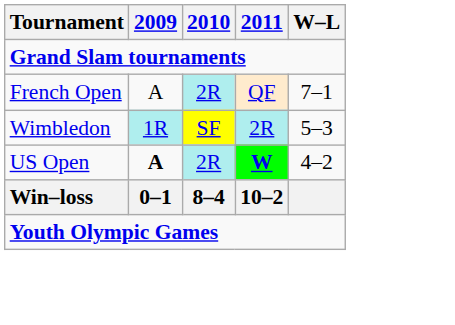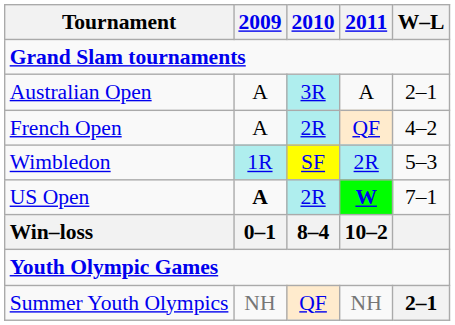+ row: (81, 91)
(317, 91) 7–1 -> (421, 126) 4–2
(317, 161) 4–2 -> (421, 196) 7–1
+ row: (119, 301)
